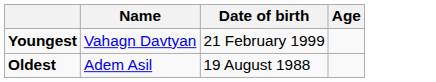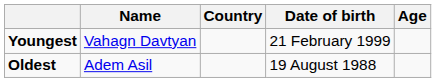+ column: (233, 16)
